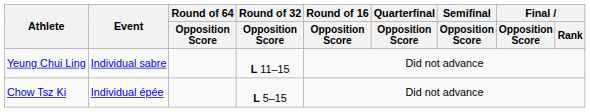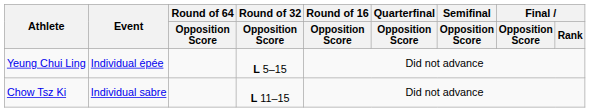(129, 64) Individual sabre -> (127, 64) Individual épée
(270, 70) L 11–15 -> (270, 70) L 5–15
(127, 93) Individual épée -> (129, 93) Individual sabre
(270, 99) L 5–15 -> (270, 99) L 11–15
